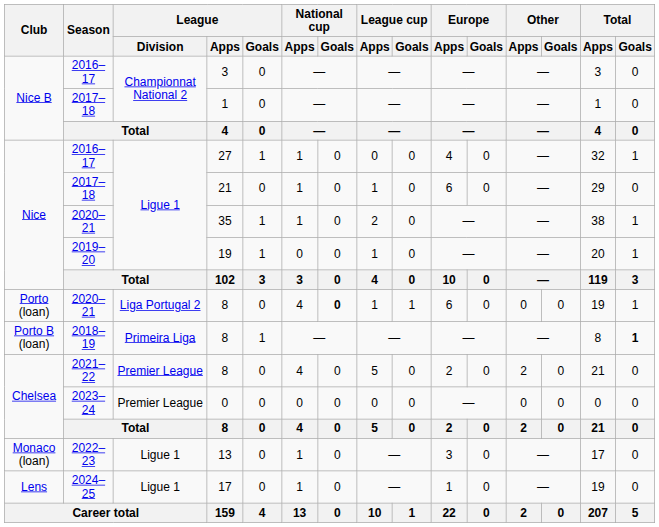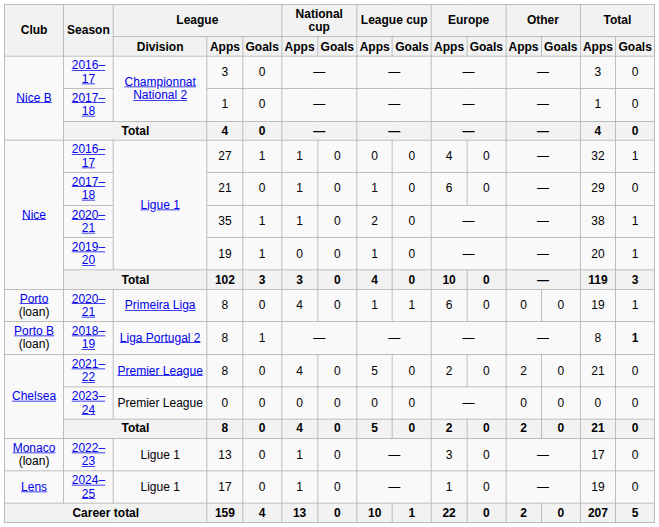(160, 305) Liga Portugal 2 -> (160, 305) Primeira Liga
(337, 305) bold -> (337, 305) normal
(160, 338) Primeira Liga -> (160, 338) Liga Portugal 2
